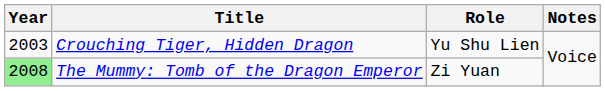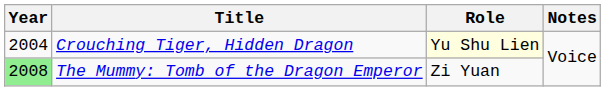(28, 45) 2003 -> (28, 45) 2004
(485, 45) no background -> (485, 45) lightyellow background
